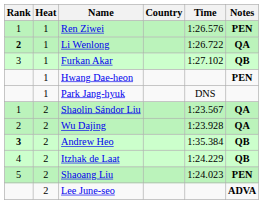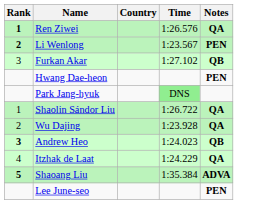- column: (46, 12)
(19, 28) normal -> (19, 28) bold
(242, 28) PEN -> (216, 28) QA
(205, 45) 1:26.722 -> (179, 45) 1:23.567
(242, 45) QA -> (216, 45) PEN
(205, 93) no background -> (179, 93) lightgreen background
(205, 110) 1:23.567 -> (179, 110) 1:26.722
(205, 142) 1:35.384 -> (179, 142) 1:24.023
(242, 158) QB -> (216, 158) QA
(19, 175) normal -> (19, 175) bold
(205, 175) 1:24.023 -> (179, 175) 1:35.384
(242, 175) PEN -> (216, 175) ADVA
(242, 191) ADVA -> (216, 191) PEN
